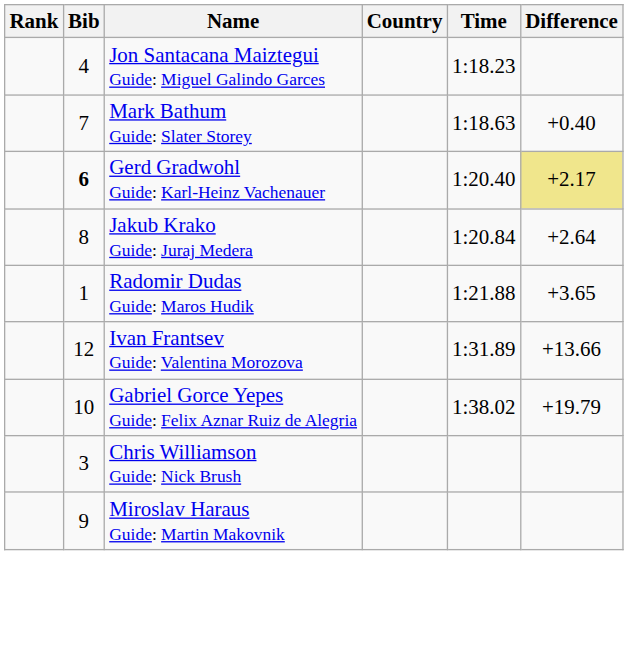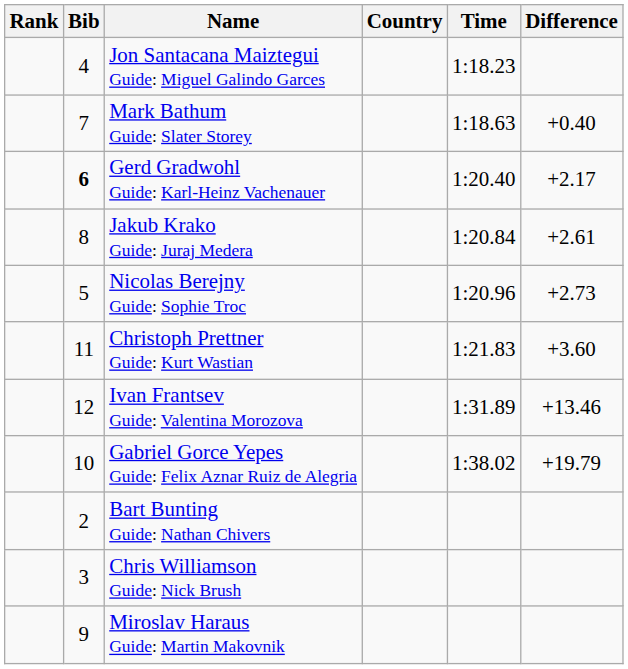(572, 179) khaki background -> (572, 179) no background
(572, 236) +2.64 -> (572, 236) +2.61
+ row: (178, 293)
+ row: (186, 350)
- row: (181, 293)
(572, 350) +13.66 -> (572, 407) +13.46
+ row: (190, 520)
